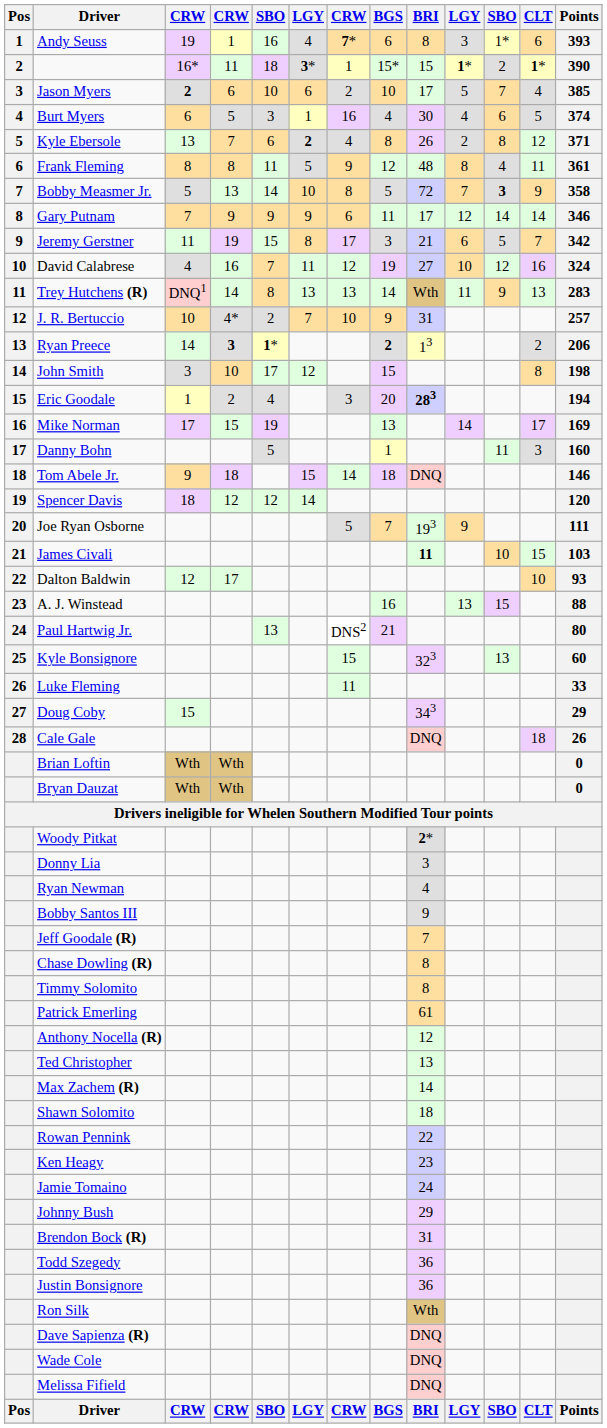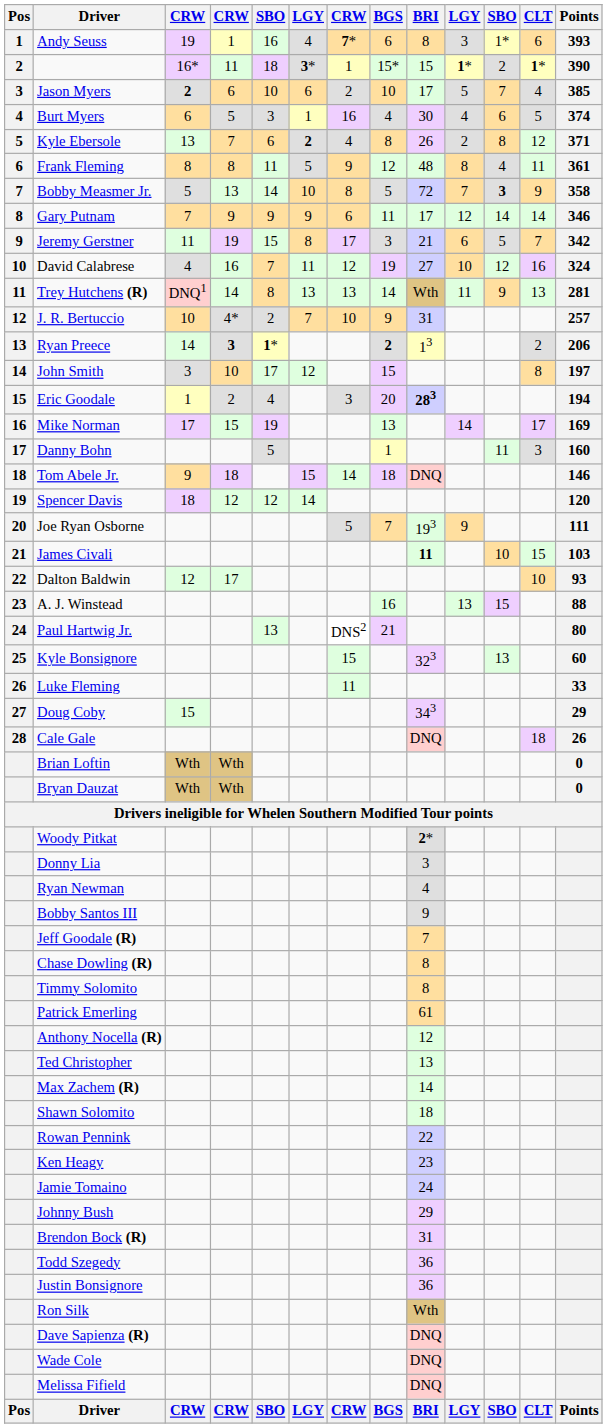(579, 292) 283 -> (579, 292) 281
(579, 372) 198 -> (579, 372) 197
